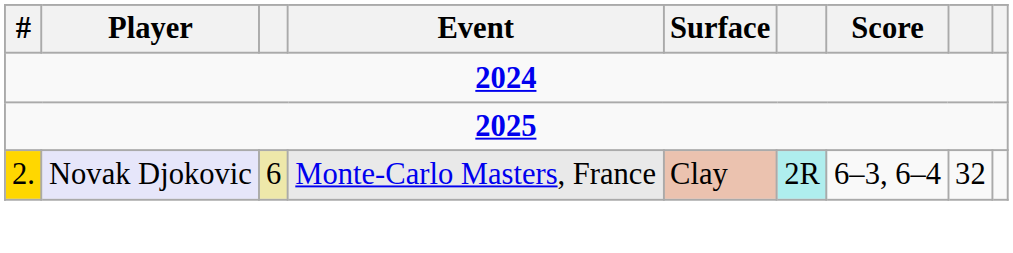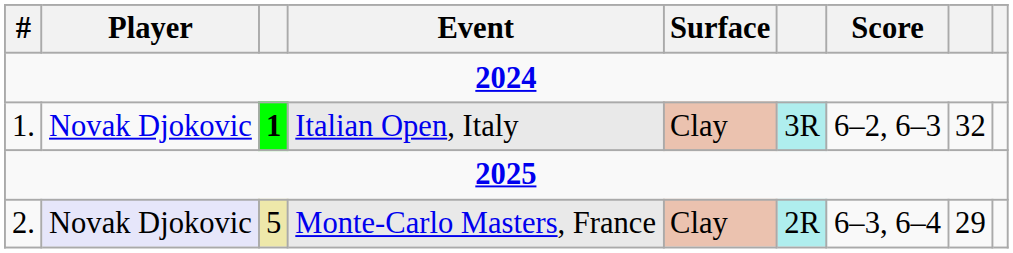+ row: (407, 125)
(23, 174) gold background -> (23, 222) no background
(274, 174) 6 -> (274, 222) 5
(970, 174) 32 -> (970, 222) 29
